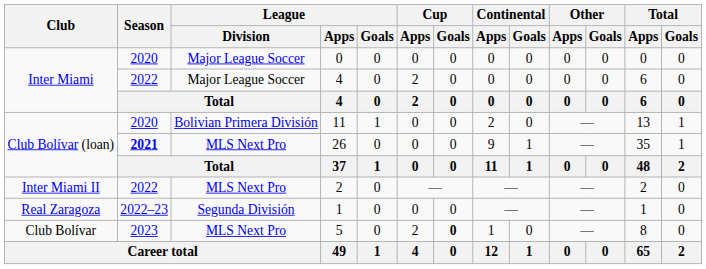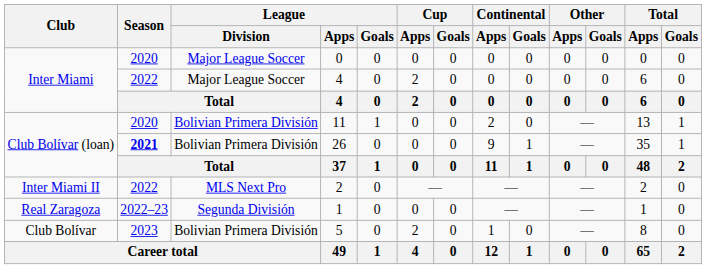(246, 144) MLS Next Pro -> (246, 144) Bolivian Primera División
(246, 230) MLS Next Pro -> (246, 230) Bolivian Primera División
(453, 230) bold -> (453, 230) normal
